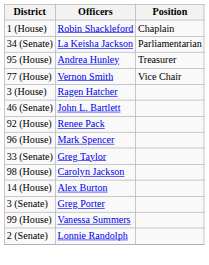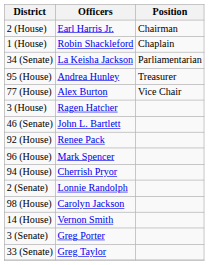+ row: (27, 28)
(85, 76) Vernon Smith -> (83, 92) Alex Burton
+ row: (29, 172)
rows swapped: (27, 236) <-> (30, 156)
(83, 188) Alex Burton -> (85, 220) Vernon Smith
- row: (29, 220)
